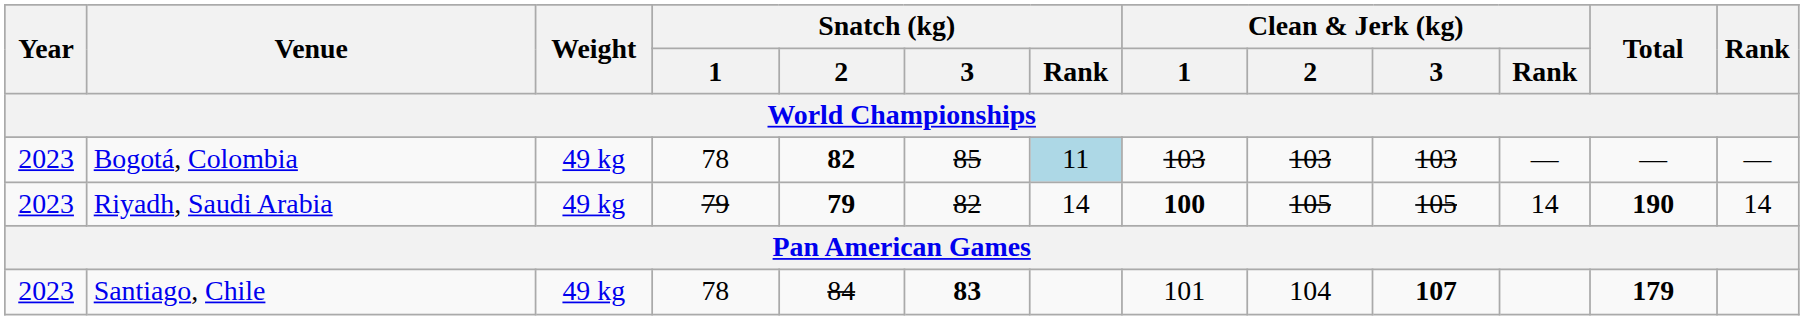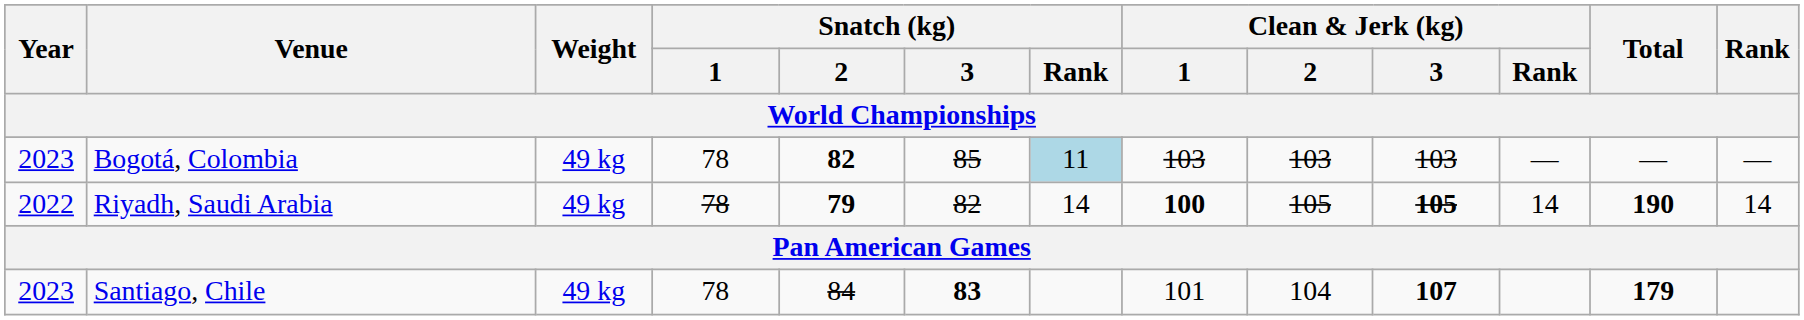(46, 203) 2023 -> (46, 203) 2022
(715, 203) 79 -> (715, 203) 78
(1436, 203) normal -> (1436, 203) bold
